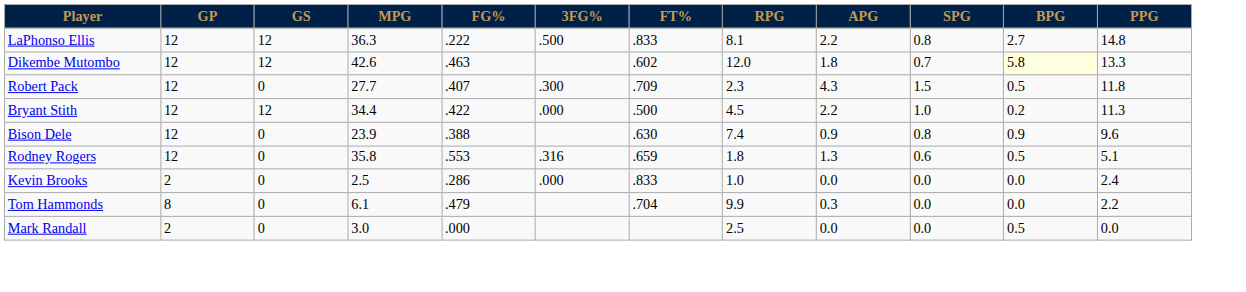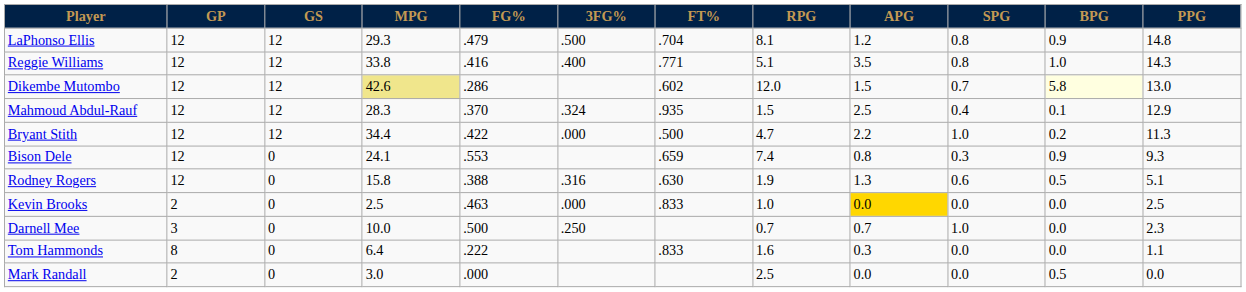(364, 40) 36.3 -> (378, 40) 29.3
(457, 40) .222 -> (476, 40) .479
(645, 40) .833 -> (671, 40) .704
(829, 40) 2.2 -> (862, 40) 1.2
(1016, 40) 2.7 -> (1058, 40) 0.9
+ row: (55, 63)
(364, 63) no background -> (378, 87) khaki background
(457, 63) .463 -> (476, 87) .286
(829, 63) 1.8 -> (862, 87) 1.5
(1113, 63) 13.3 -> (1159, 87) 13.0
+ row: (73, 110)
- row: (43, 87)
(735, 110) 4.5 -> (765, 134) 4.7
(364, 134) 23.9 -> (378, 157) 24.1
(457, 134) .388 -> (476, 157) .553
(645, 134) .630 -> (671, 157) .659
(829, 134) 0.9 -> (862, 157) 0.8
(922, 134) 0.8 -> (960, 157) 0.3
(1110, 134) 9.6 -> (1155, 157) 9.3
(364, 157) 35.8 -> (378, 181) 15.8
(457, 157) .553 -> (476, 181) .388
(645, 157) .659 -> (671, 181) .630
(735, 157) 1.8 -> (765, 181) 1.9
(457, 181) .286 -> (476, 204) .463
(829, 181) no background -> (862, 204) gold background
(1110, 181) 2.4 -> (1155, 204) 2.5
+ row: (44, 228)
(360, 204) 6.1 -> (375, 251) 6.4
(457, 204) .479 -> (476, 251) .222
(645, 204) .704 -> (671, 251) .833
(735, 204) 9.9 -> (765, 251) 1.6
(1110, 204) 2.2 -> (1155, 251) 1.1
